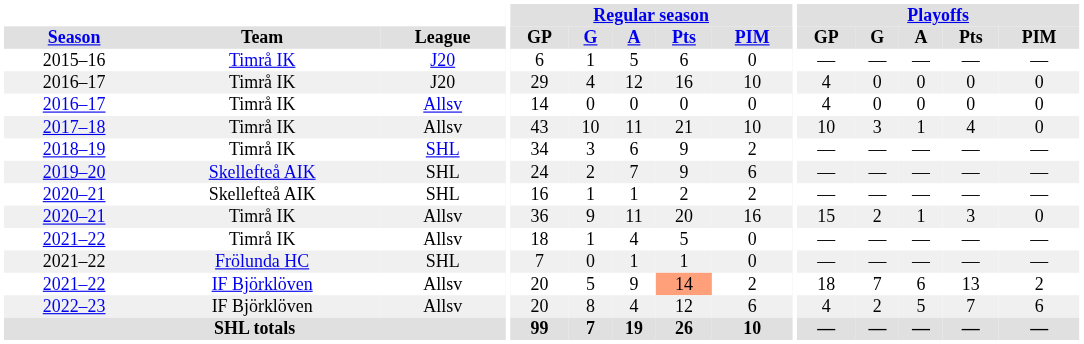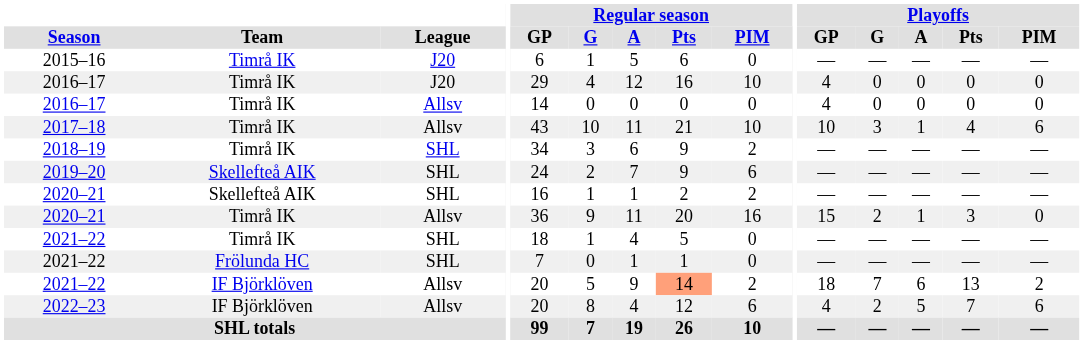(1039, 127) 0 -> (1039, 127) 6
(443, 239) Allsv -> (443, 239) SHL
